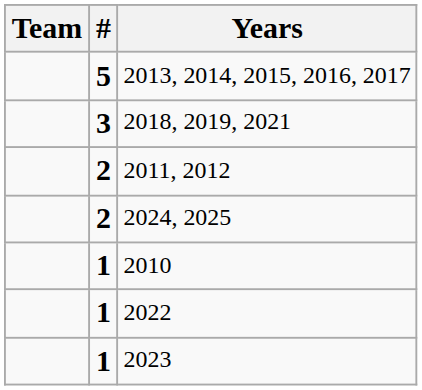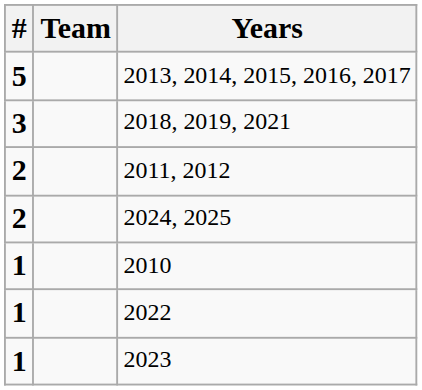columns swapped: (47, 28) <-> (103, 28)
